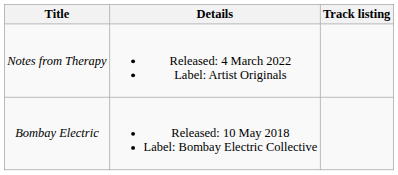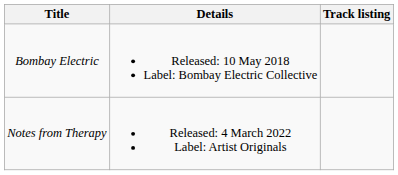rows swapped: (57, 133) <-> (57, 60)
